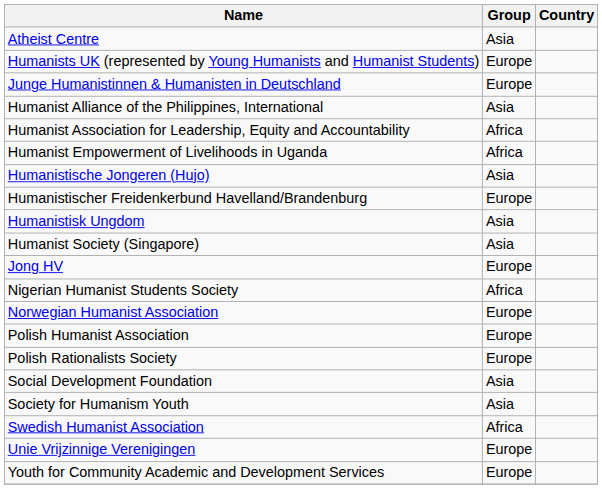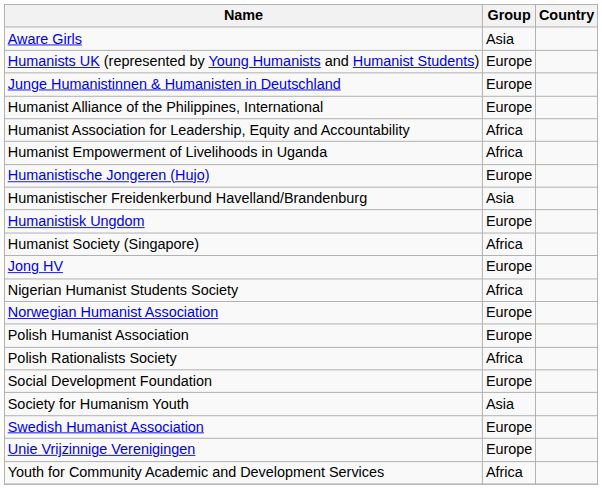- row: (53, 38)
+ row: (45, 38)
(500, 107) Asia -> (509, 107) Europe
(500, 175) Asia -> (509, 175) Europe
(509, 198) Europe -> (500, 198) Asia
(500, 221) Asia -> (509, 221) Europe
(500, 244) Asia -> (504, 244) Africa
(509, 358) Europe -> (504, 358) Africa
(500, 381) Asia -> (509, 381) Europe
(504, 426) Africa -> (509, 426) Europe
(509, 472) Europe -> (504, 472) Africa
